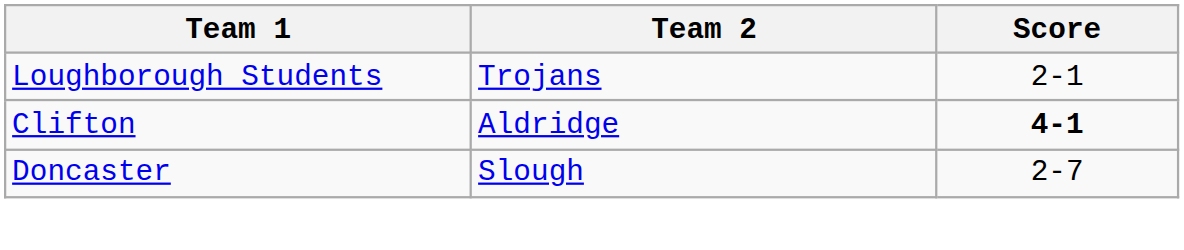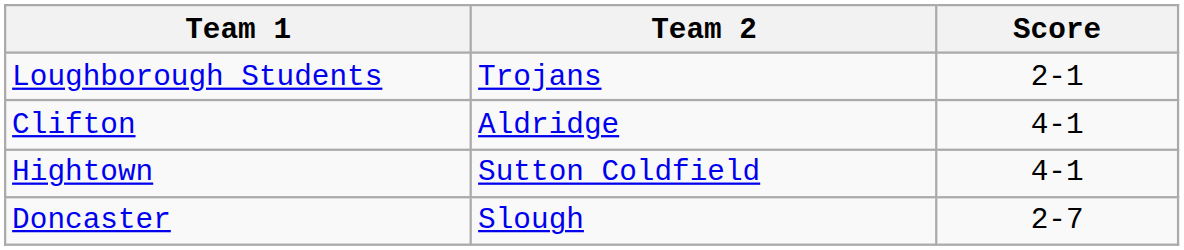(1057, 125) bold -> (1057, 125) normal
+ row: (83, 173)
